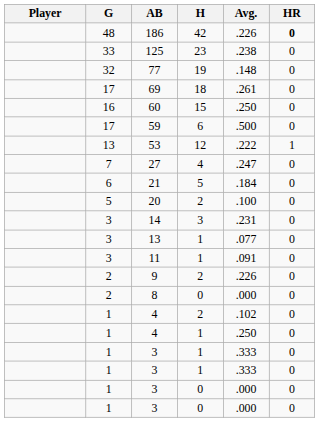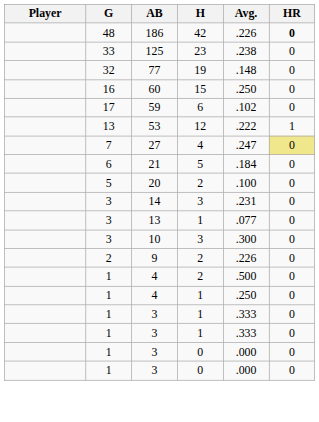- row: (154, 88)
(246, 126) .500 -> (246, 107) .102
(292, 164) no background -> (292, 145) khaki background
- row: (154, 257)
+ row: (154, 239)
- row: (154, 295)
(246, 314) .102 -> (246, 276) .500
